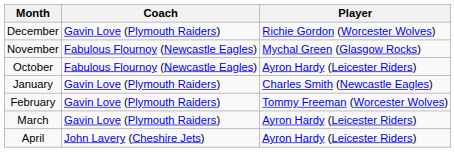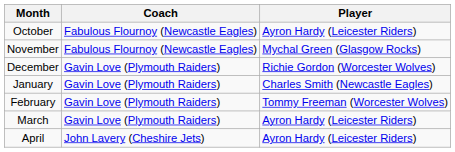rows swapped: (33, 67) <-> (33, 31)
